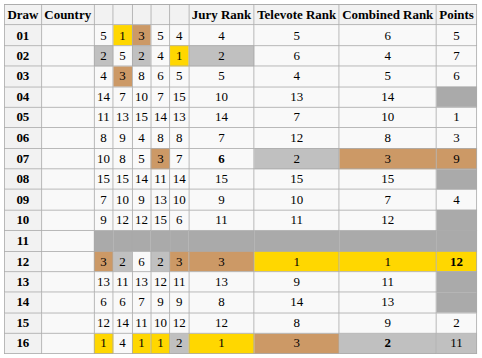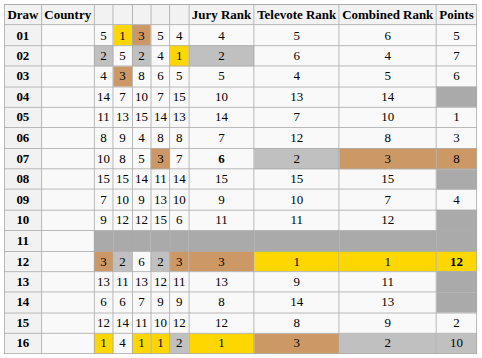(457, 158) 9 -> (457, 158) 8
(388, 343) bold -> (388, 343) normal
(457, 343) 11 -> (457, 343) 10
